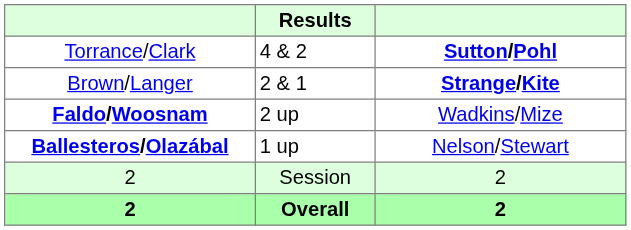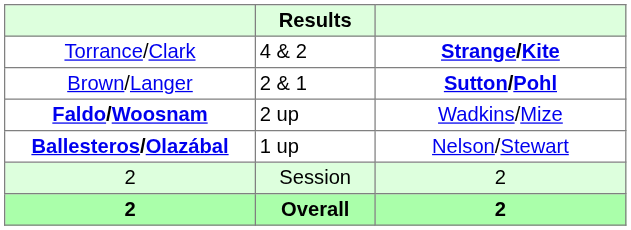(500, 51) Sutton/Pohl -> (500, 51) Strange/Kite
(500, 83) Strange/Kite -> (500, 83) Sutton/Pohl
